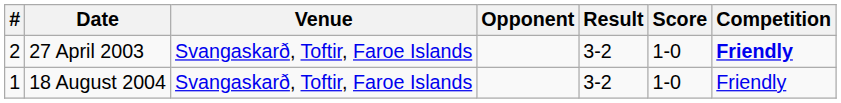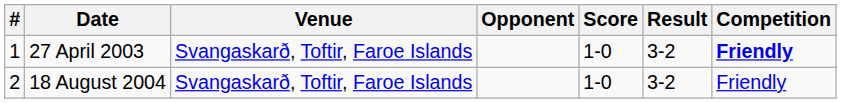columns swapped: (680, 20) <-> (613, 20)
(15, 51) 2 -> (15, 51) 1
(15, 82) 1 -> (15, 82) 2
